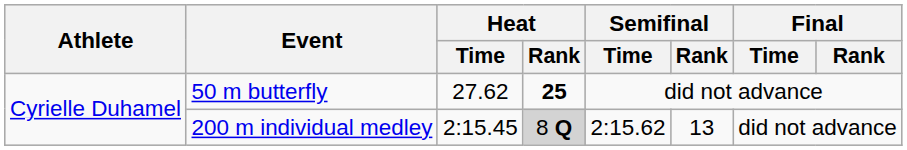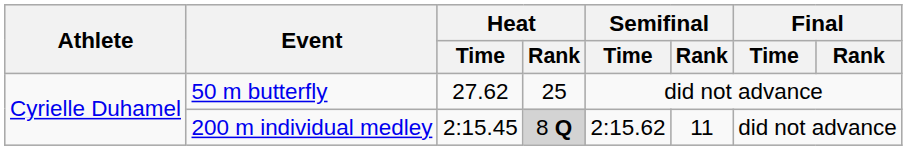(554, 92) bold -> (554, 92) normal
(702, 127) 13 -> (702, 127) 11
